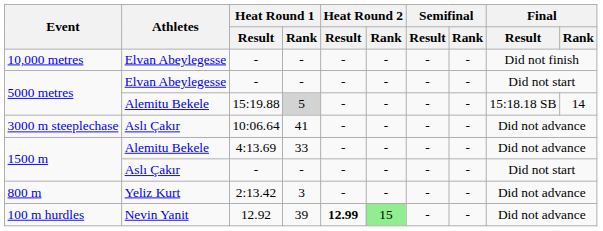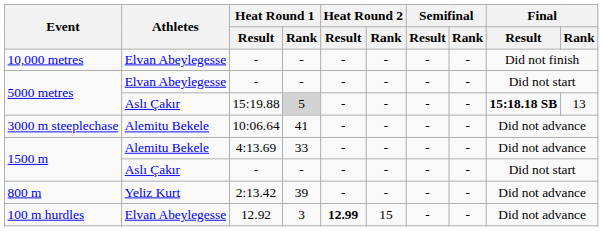(167, 104) Alemitu Bekele -> (152, 104) Aslı Çakır
(523, 104) normal -> (523, 104) bold
(578, 104) 14 -> (579, 104) 13
(152, 126) Aslı Çakır -> (167, 126) Alemitu Bekele
(302, 192) 3 -> (302, 192) 39
(157, 214) Nevin Yanit -> (175, 214) Elvan Abeylegesse
(302, 214) 39 -> (302, 214) 3
(386, 214) lightgreen background -> (386, 214) no background
